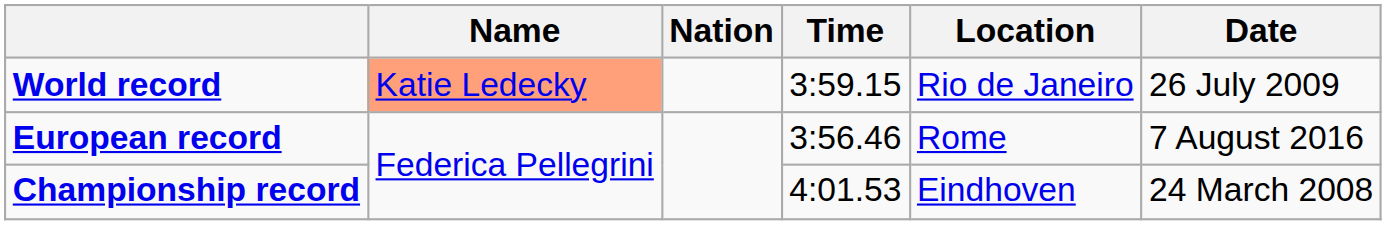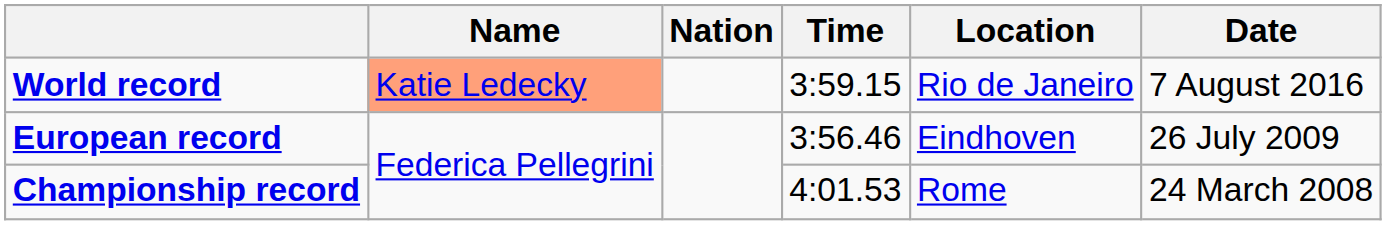(1244, 84) 26 July 2009 -> (1257, 84) 7 August 2016
(962, 137) Rome -> (996, 137) Eindhoven
(1257, 137) 7 August 2016 -> (1244, 137) 26 July 2009
(996, 191) Eindhoven -> (962, 191) Rome
